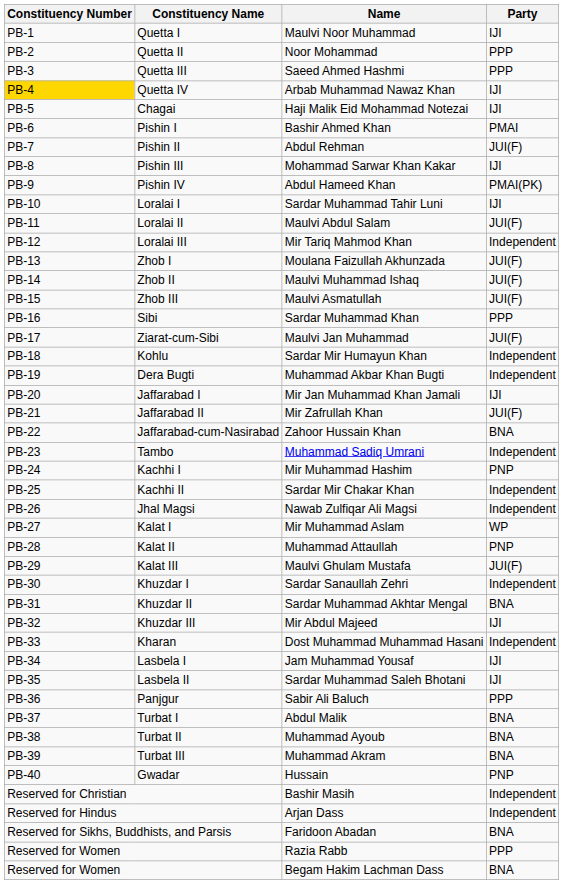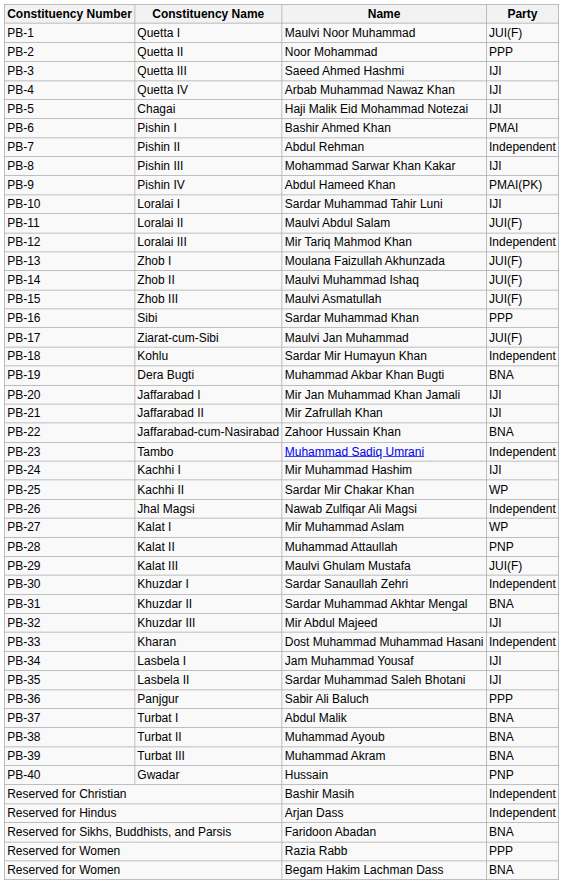(495, 33) IJI -> (506, 33) JUI(F)
(501, 71) PPP -> (495, 71) IJI
(20, 90) gold background -> (20, 90) no background
(506, 147) JUI(F) -> (522, 147) Independent
(522, 375) Independent -> (501, 375) BNA
(506, 413) JUI(F) -> (495, 413) IJI
(501, 470) PNP -> (495, 470) IJI
(522, 489) Independent -> (499, 489) WP
